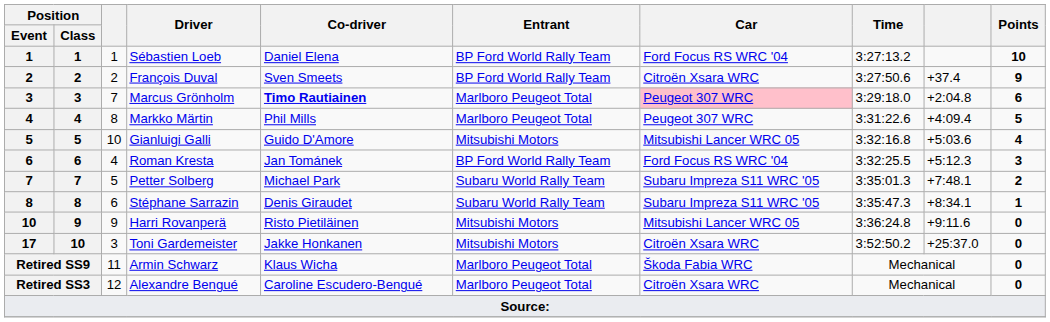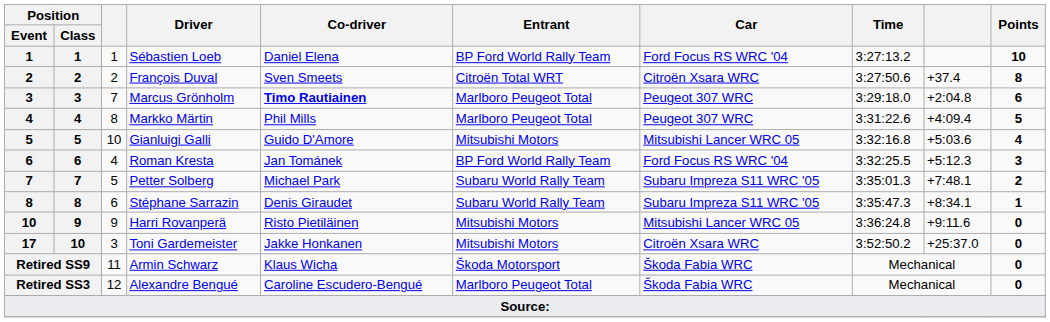(533, 77) BP Ford World Rally Team -> (509, 77) Citroën Total WRT
(1019, 77) 9 -> (1019, 77) 8
(698, 98) pink background -> (698, 98) no background
(524, 264) Marlboro Peugeot Total -> (508, 264) Škoda Motorsport
(701, 285) Citroën Xsara WRC -> (698, 285) Škoda Fabia WRC
